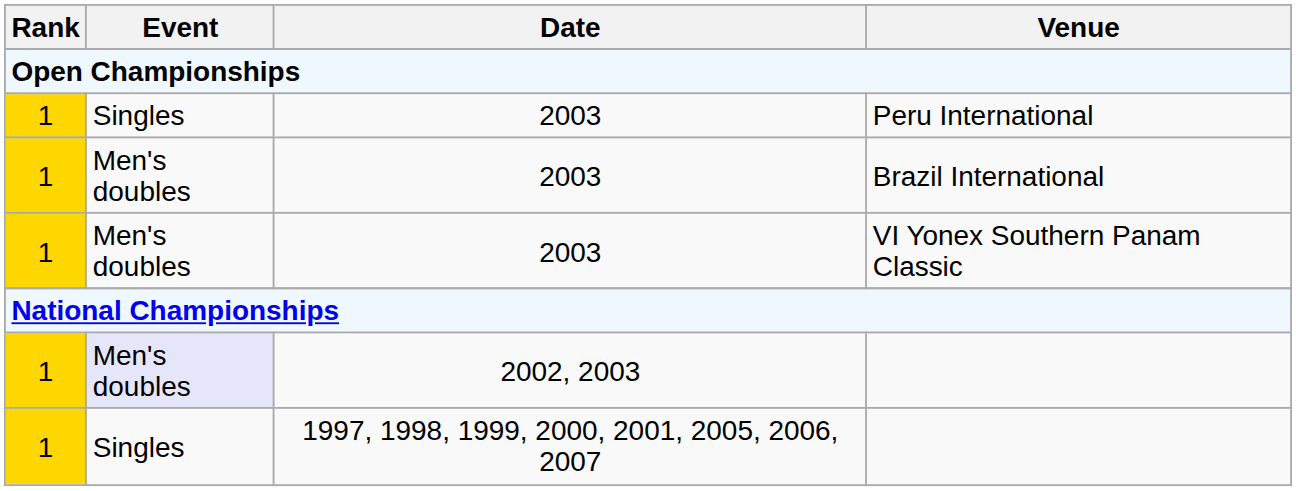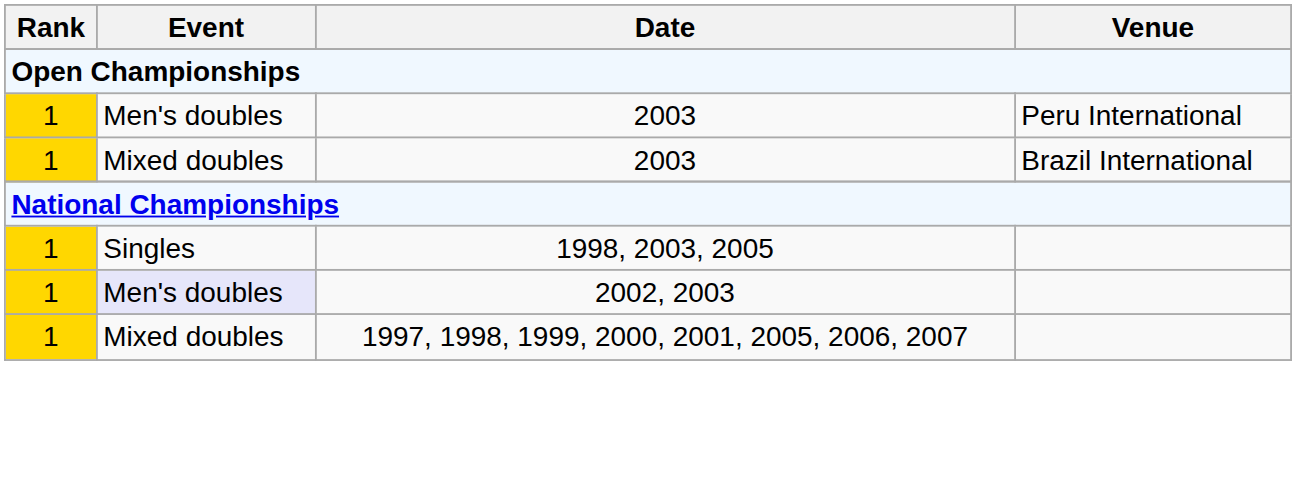(139, 116) Singles -> (193, 116) Men's doubles
(142, 176) Men's doubles -> (193, 160) Mixed doubles
- row: (570, 251)
+ row: (665, 249)
(139, 447) Singles -> (193, 337) Mixed doubles
